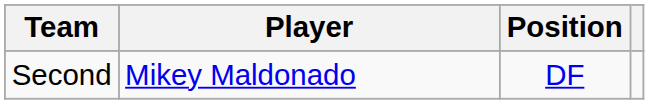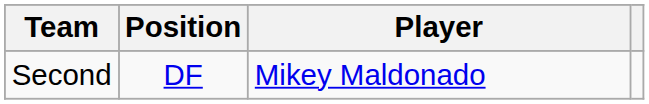columns swapped: (565, 27) <-> (309, 27)
